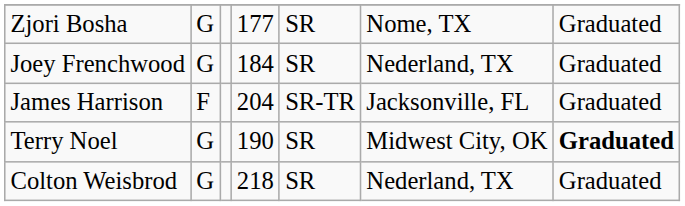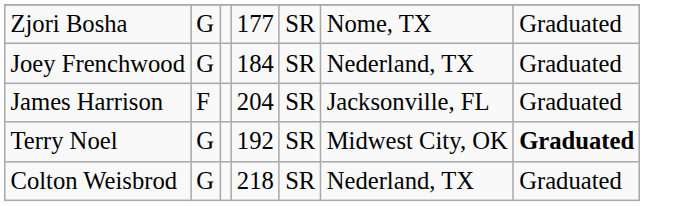(320, 102) SR-TR -> (300, 102) SR
(255, 141) 190 -> (255, 141) 192
